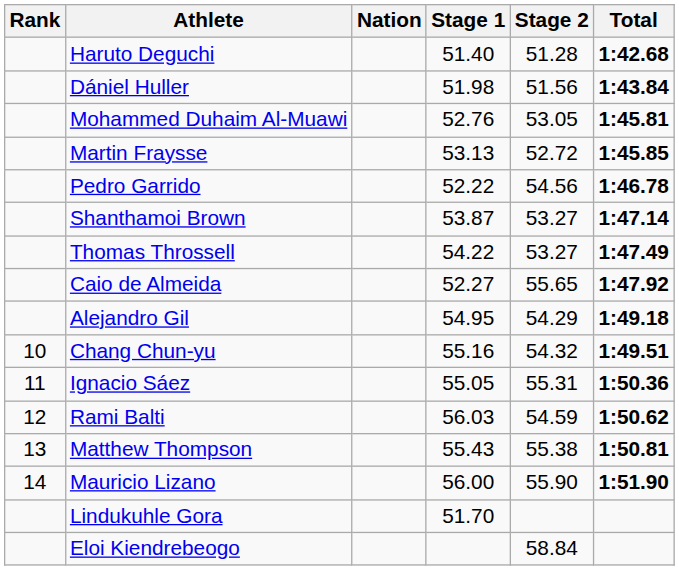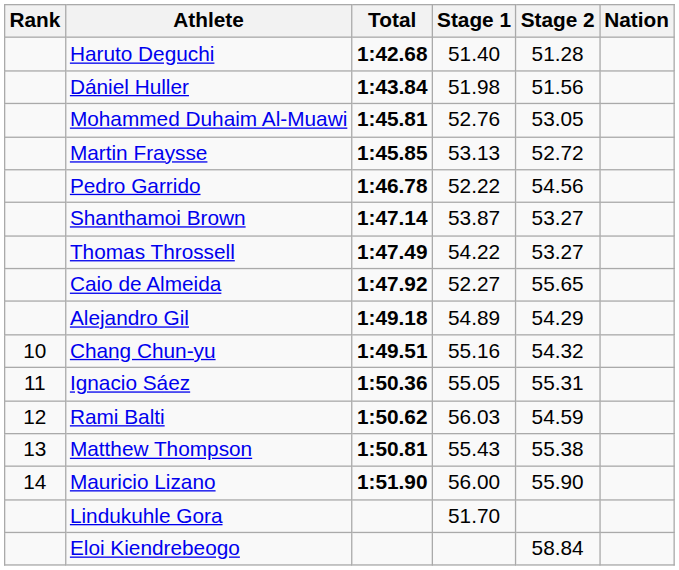columns swapped: (389, 20) <-> (634, 20)
(468, 317) 54.95 -> (474, 317) 54.89
